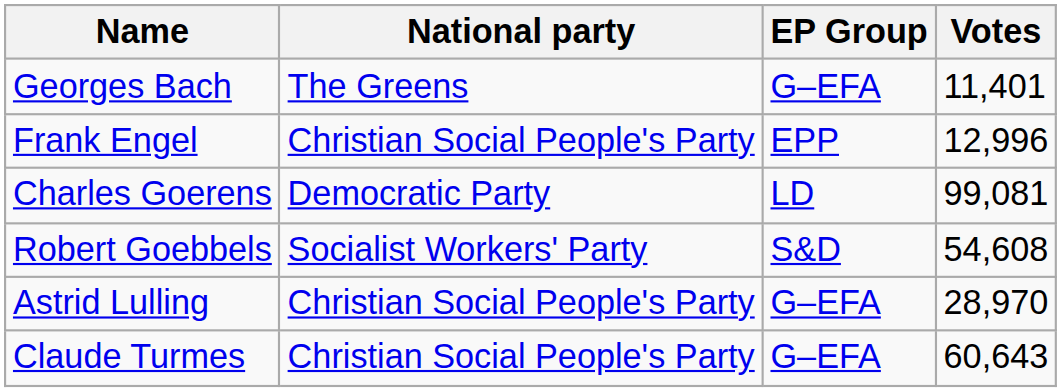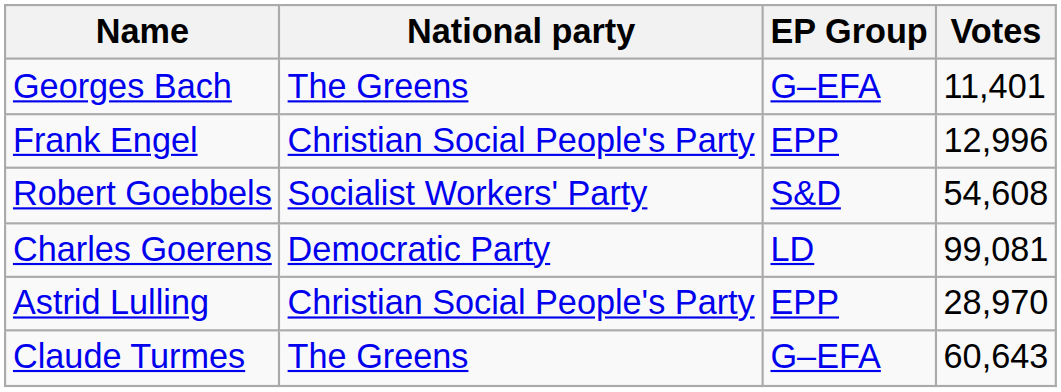rows swapped: (142, 248) <-> (142, 194)
(826, 303) G–EFA -> (805, 303) EPP
(521, 357) Christian Social People's Party -> (378, 357) The Greens
